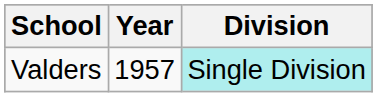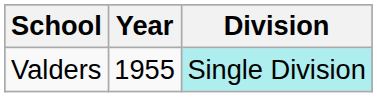(145, 69) 1957 -> (145, 69) 1955
